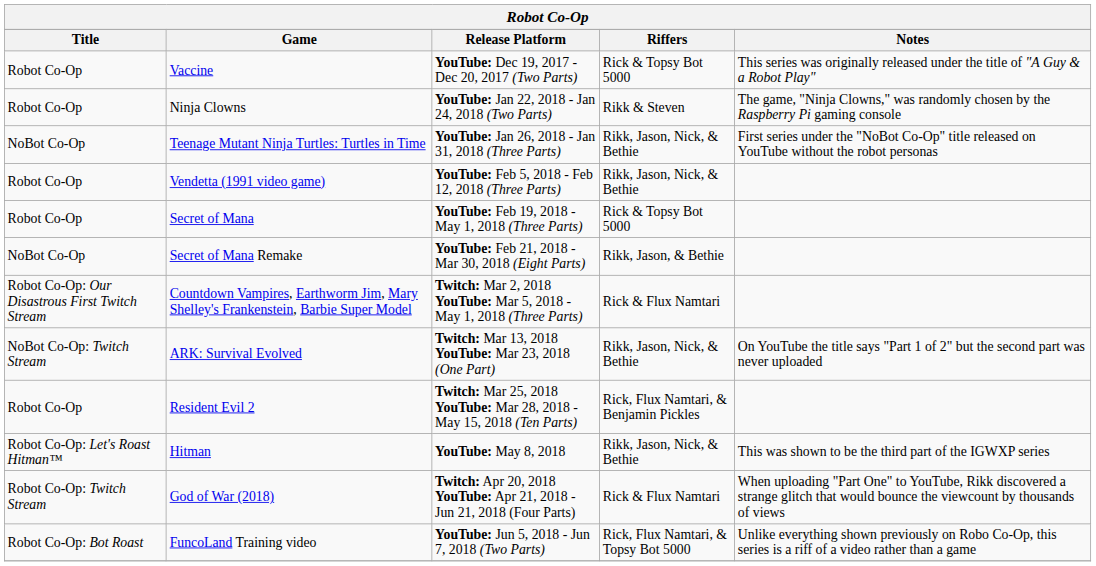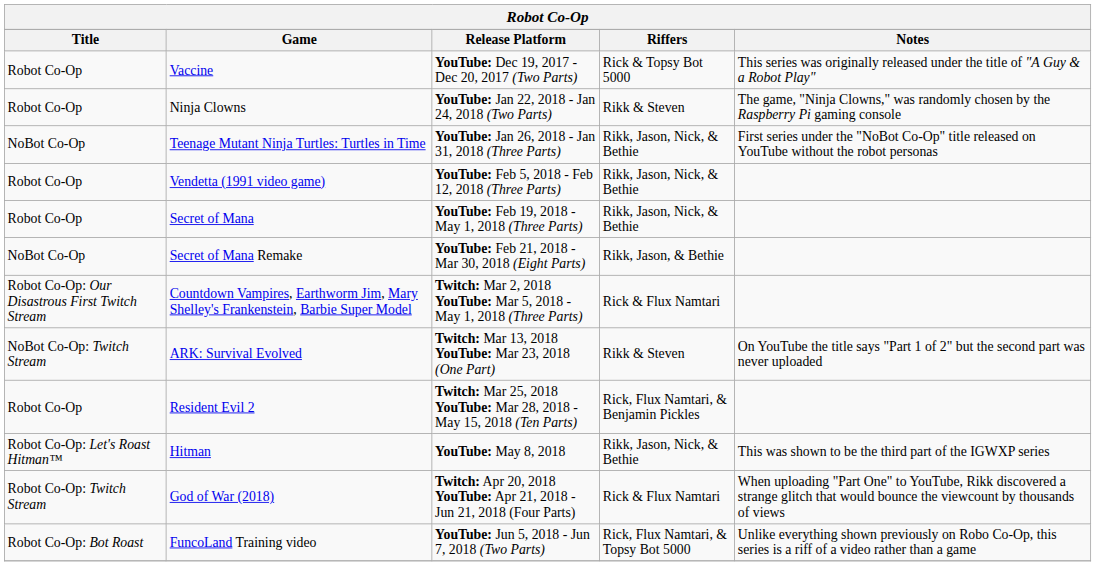(653, 219) Rick & Topsy Bot 5000 -> (661, 219) Rikk, Jason, Nick, & Bethie
(661, 354) Rikk, Jason, Nick, & Bethie -> (644, 354) Rikk & Steven
